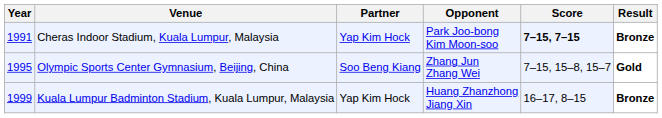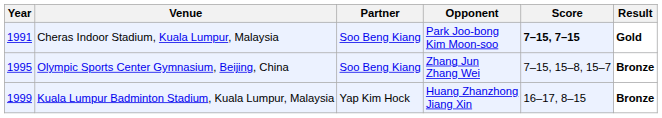(375, 38) Yap Kim Hock -> (380, 38) Soo Beng Kiang
(635, 38) Bronze -> (629, 38) Gold
(629, 68) Gold -> (635, 68) Bronze
